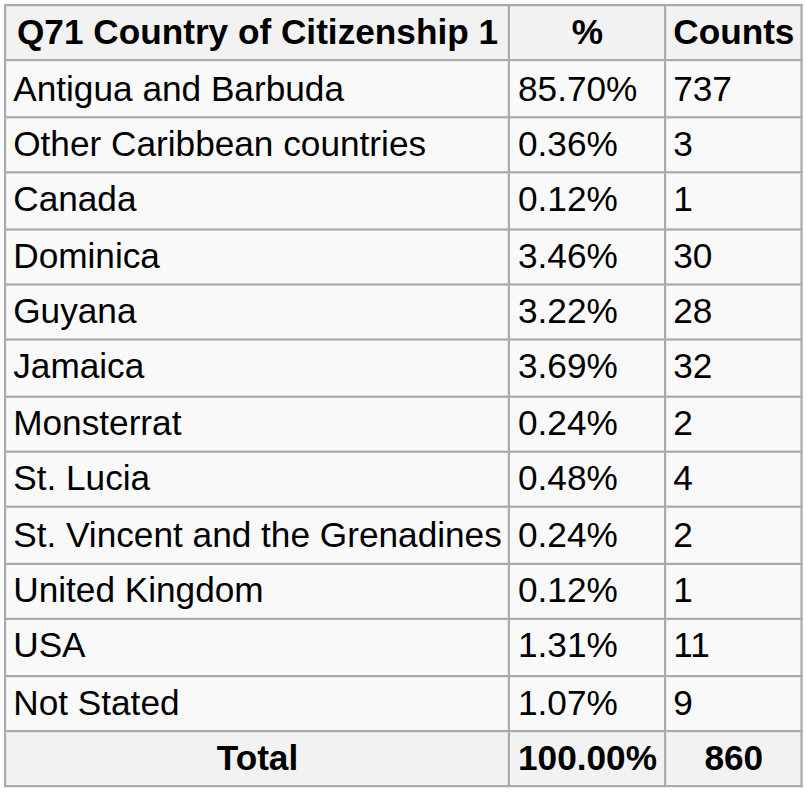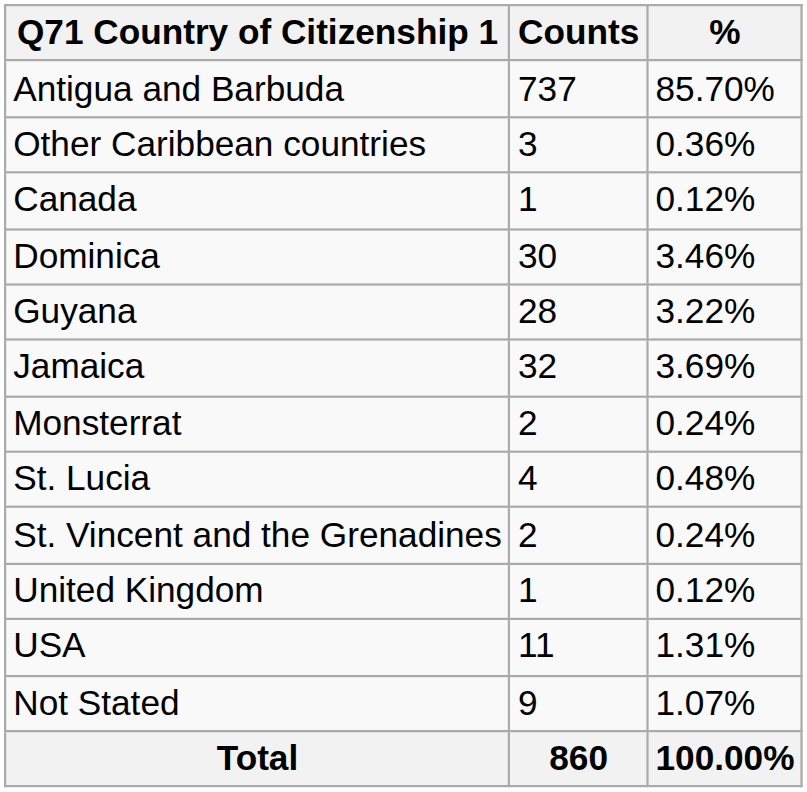columns swapped: (734, 32) <-> (587, 32)
